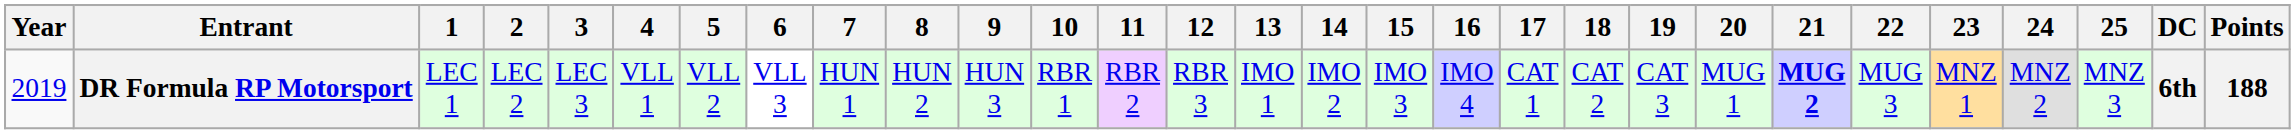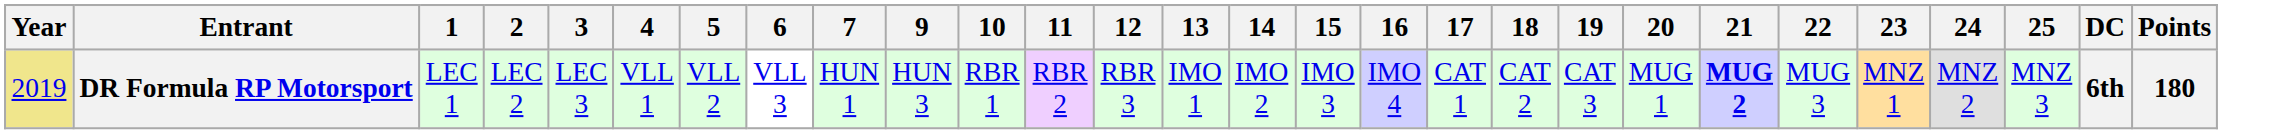- column: (922, 26)
(39, 88) no background -> (39, 88) khaki background
(2247, 88) 188 -> (2175, 88) 180
